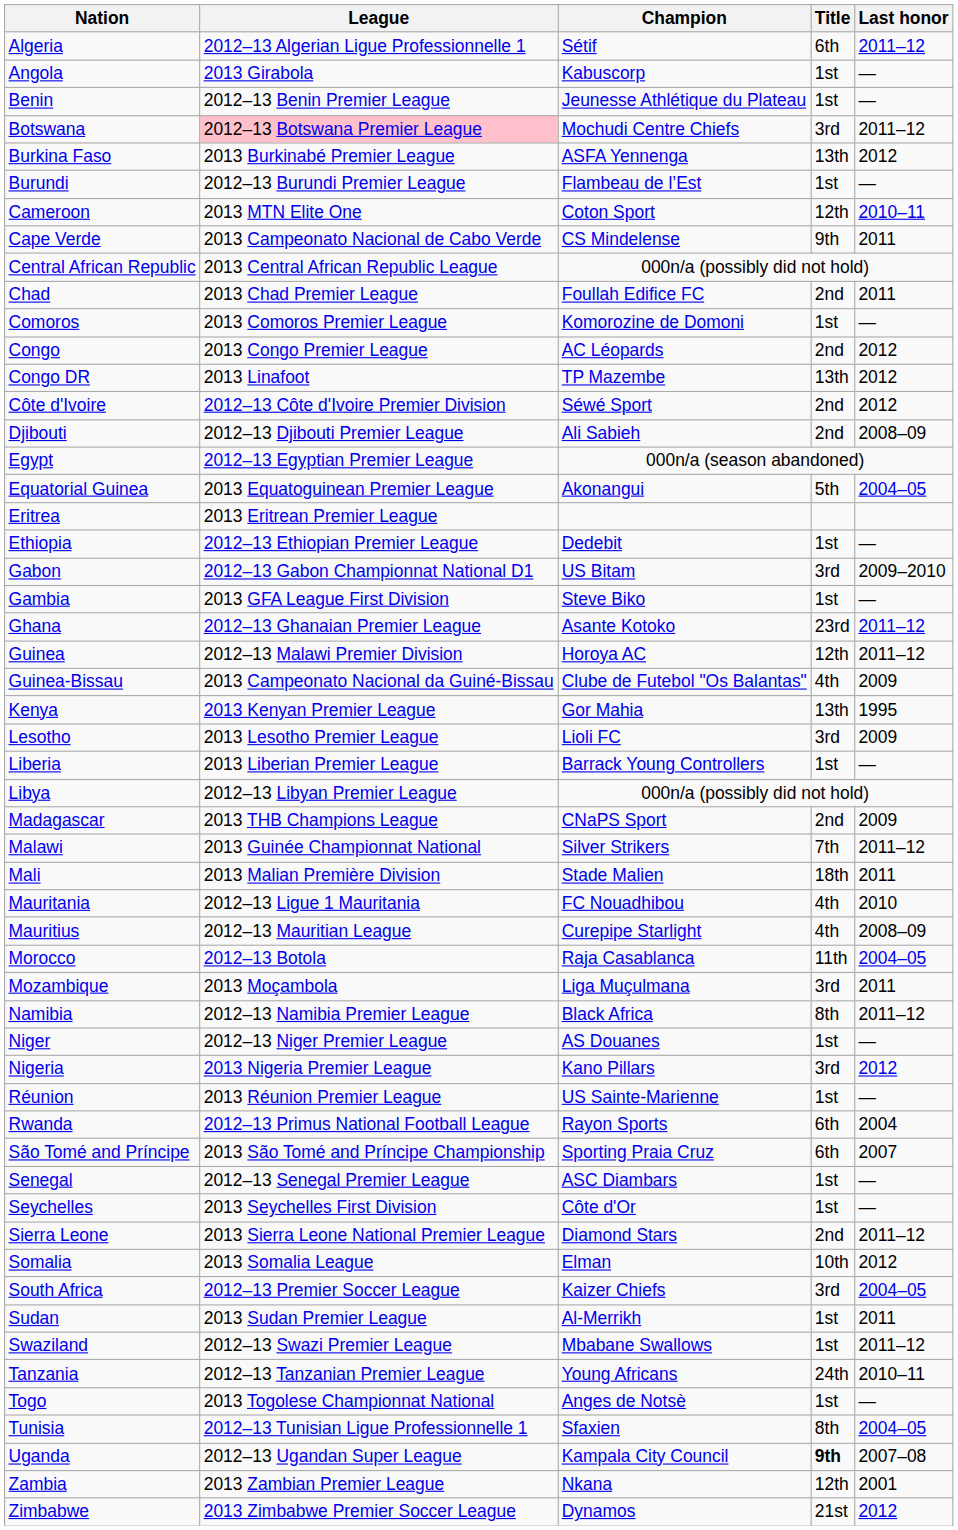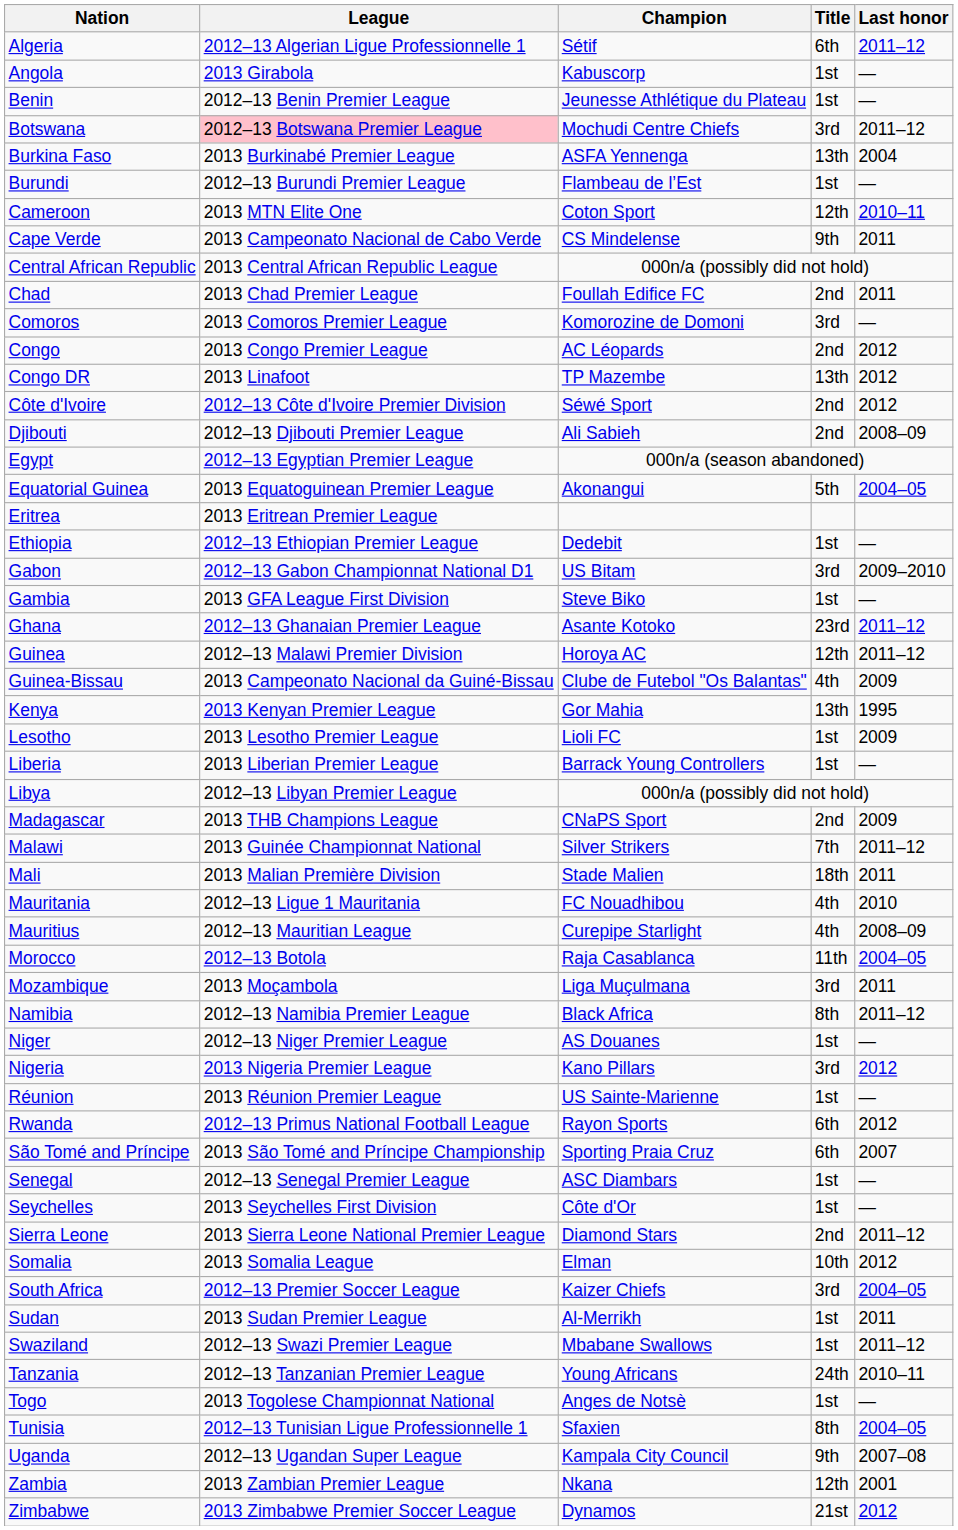(878, 156) 2012 -> (878, 156) 2004
(826, 322) 1st -> (827, 322) 3rd
(827, 737) 3rd -> (826, 737) 1st
(878, 1124) 2004 -> (878, 1124) 2012
(828, 1456) bold -> (827, 1456) normal
